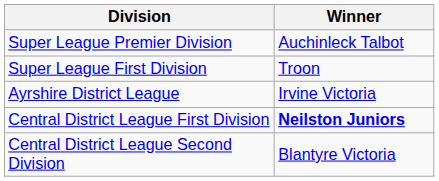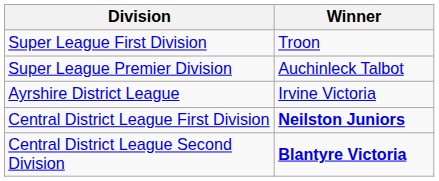rows swapped: (120, 42) <-> (107, 68)
(337, 154) normal -> (342, 154) bold
